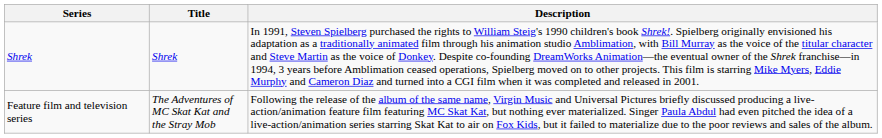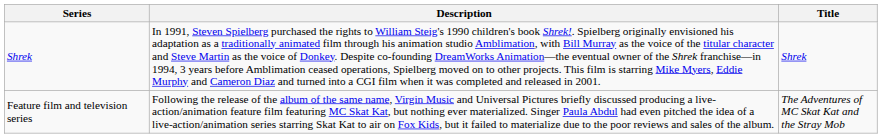columns swapped: (199, 13) <-> (563, 13)
